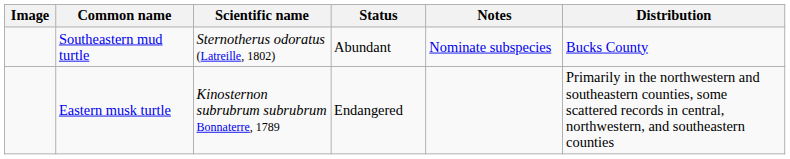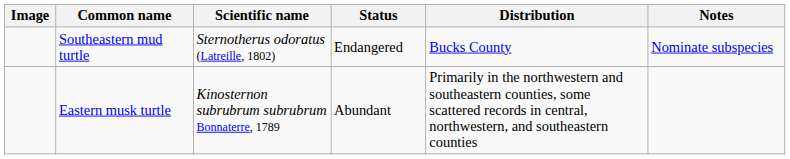columns swapped: (494, 15) <-> (674, 15)
(363, 46) Abundant -> (368, 46) Endangered
(368, 110) Endangered -> (363, 110) Abundant
